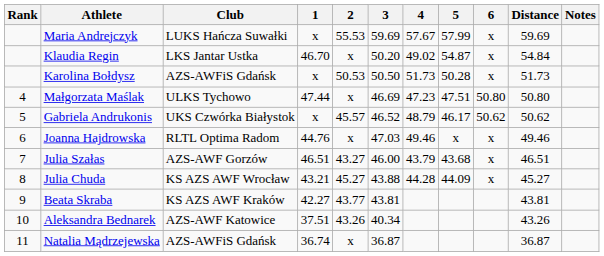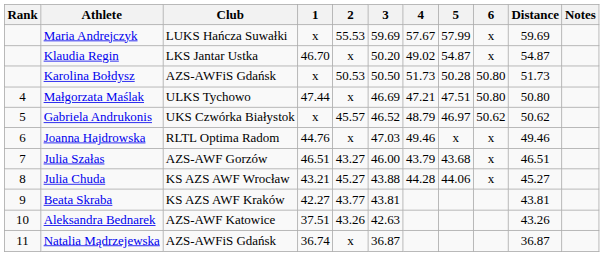(535, 55) 54.84 -> (535, 55) 54.87
(491, 76) x -> (491, 76) 50.80
(421, 96) 47.23 -> (421, 96) 47.21
(456, 117) 46.17 -> (456, 117) 46.97
(456, 179) 44.09 -> (456, 179) 44.06
(386, 220) 40.34 -> (386, 220) 42.63
